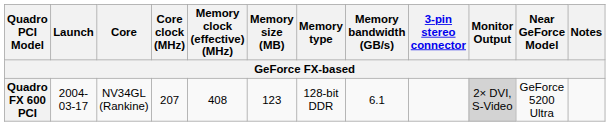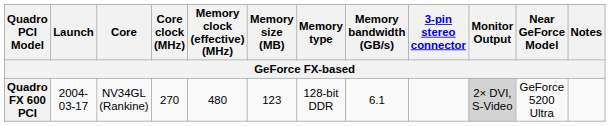(170, 99) 207 -> (170, 99) 270
(218, 99) 408 -> (218, 99) 480
